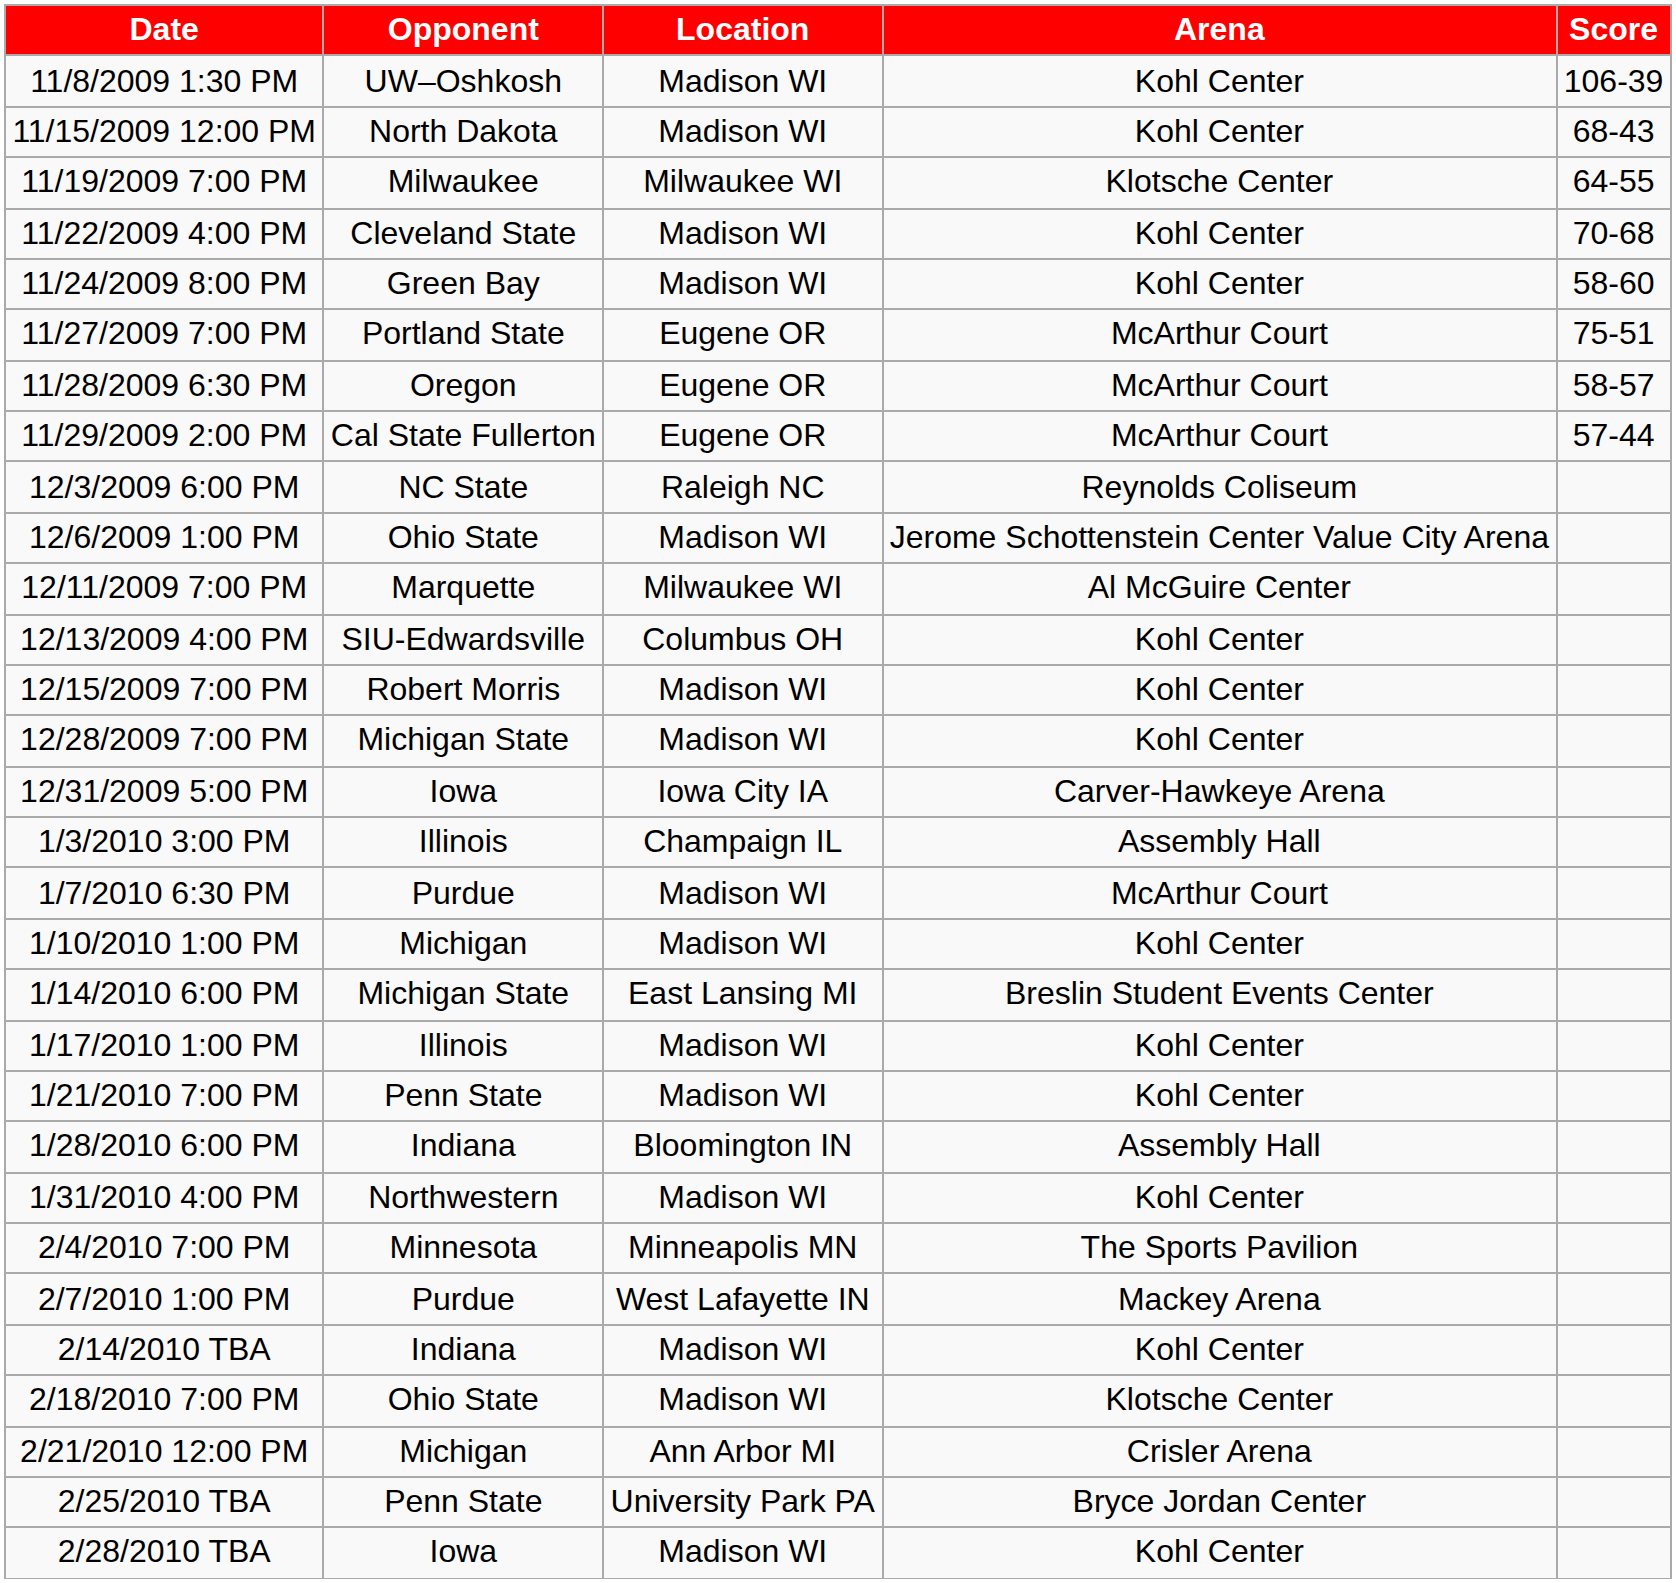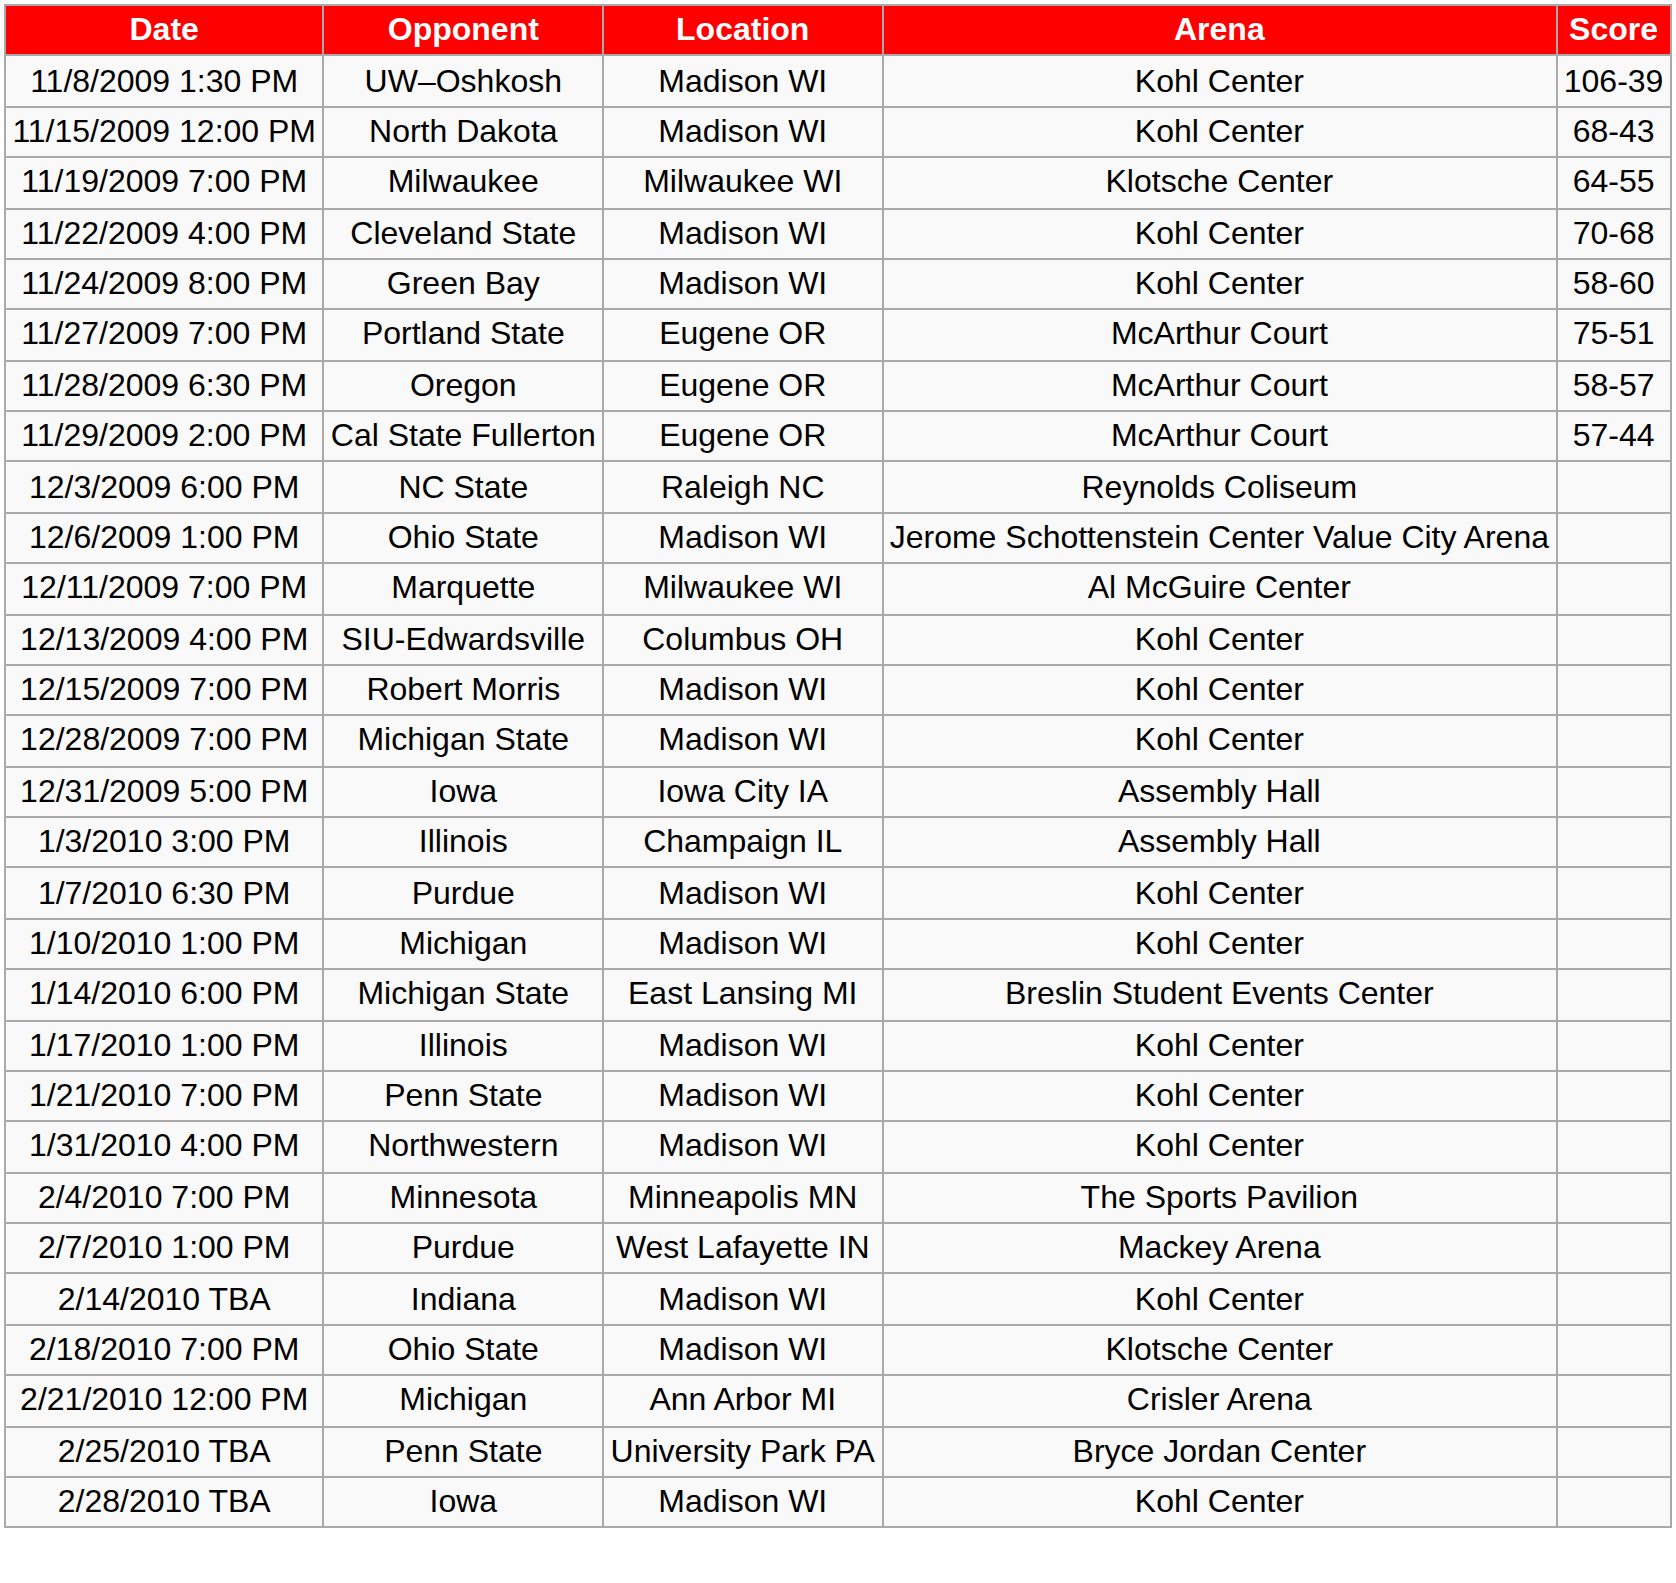(1219, 791) Carver-Hawkeye Arena -> (1219, 791) Assembly Hall
(1219, 892) McArthur Court -> (1219, 892) Kohl Center
- row: (164, 1146)
